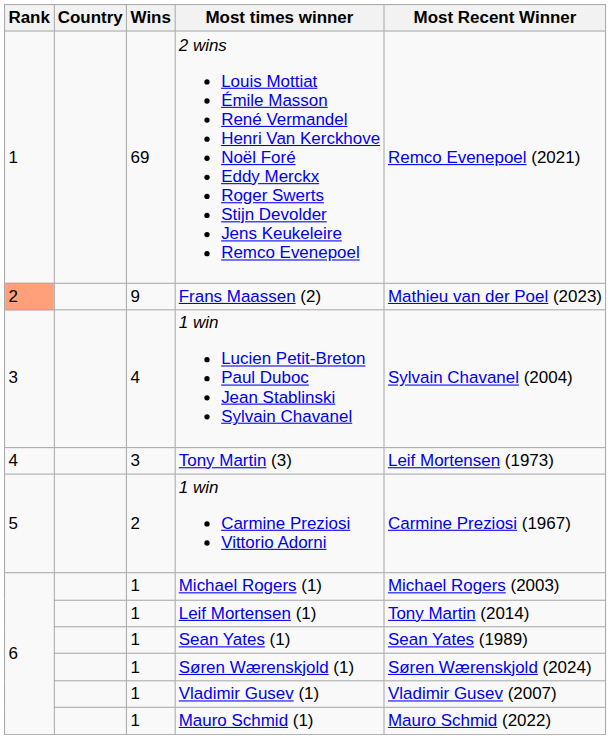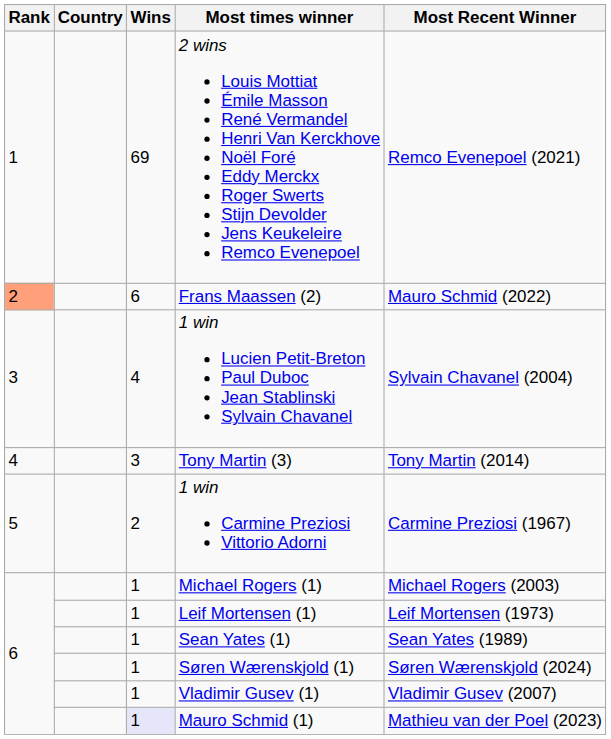(135, 296) 9 -> (135, 296) 6
(495, 296) Mathieu van der Poel (2023) -> (469, 296) Mauro Schmid (2022)
(471, 460) Leif Mortensen (1973) -> (459, 460) Tony Martin (2014)
(459, 613) Tony Martin (2014) -> (471, 613) Leif Mortensen (1973)
(135, 720) no background -> (135, 720) lavender background
(469, 720) Mauro Schmid (2022) -> (495, 720) Mathieu van der Poel (2023)
